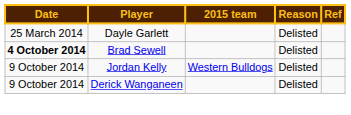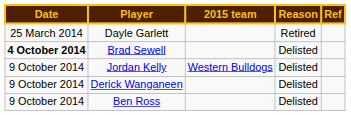(298, 33) Delisted -> (298, 33) Retired
+ row: (137, 102)
